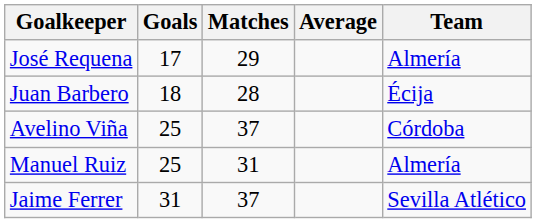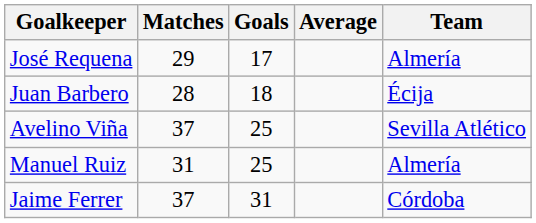columns swapped: (170, 22) <-> (248, 22)
(426, 128) Córdoba -> (457, 128) Sevilla Atlético
(457, 199) Sevilla Atlético -> (426, 199) Córdoba
